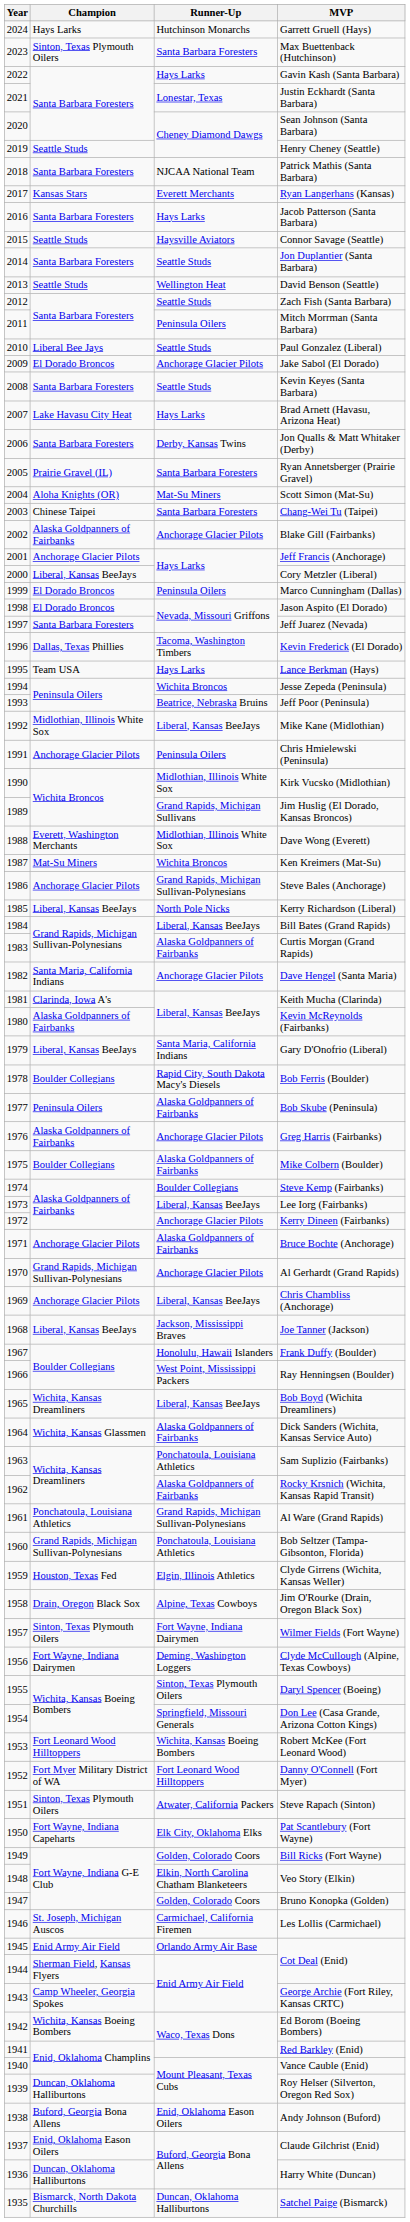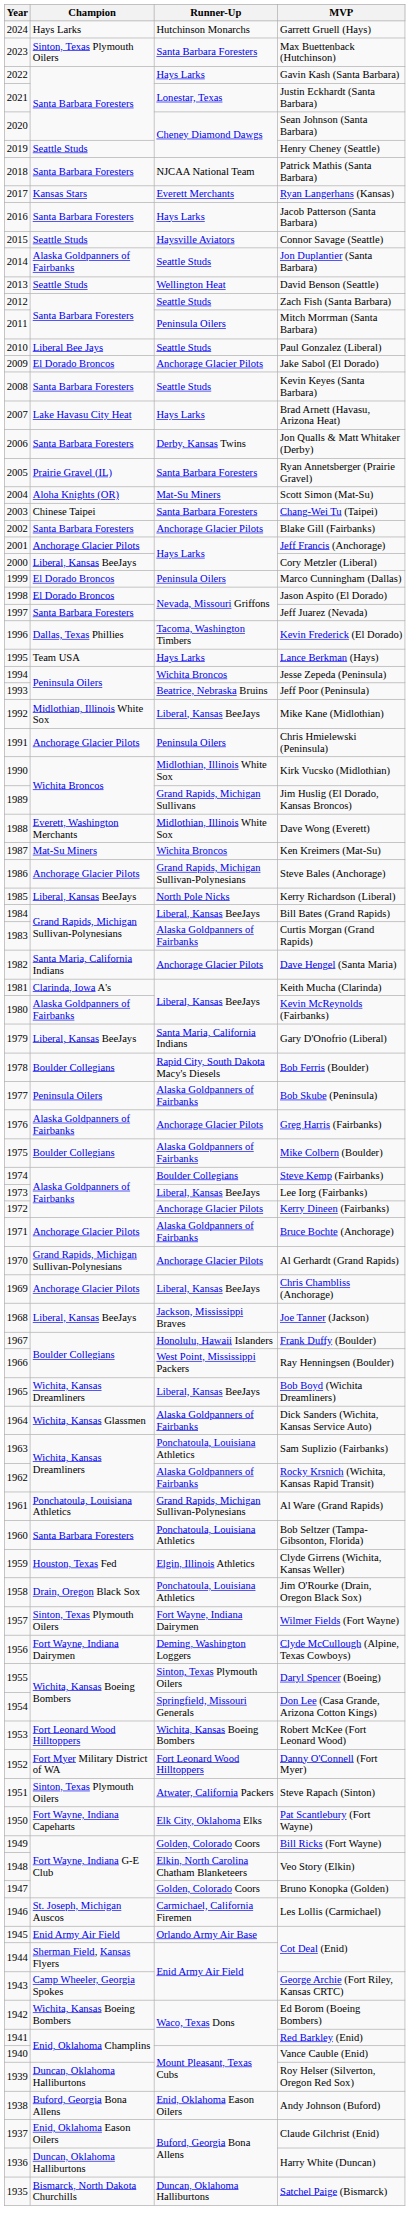(83, 262) Santa Barbara Foresters -> (81, 262) Alaska Goldpanners of Fairbanks
(81, 534) Alaska Goldpanners of Fairbanks -> (83, 528) Santa Barbara Foresters
(85, 1546) Grand Rapids, Michigan Sullivan-Polynesians -> (83, 1535) Santa Barbara Foresters
(207, 1604) Alpine, Texas Cowboys -> (206, 1592) Ponchatoula, Louisiana Athletics
